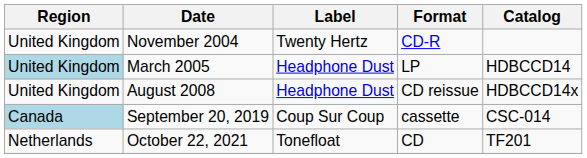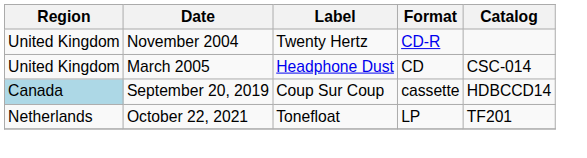(64, 66) lightblue background -> (64, 66) no background
(411, 66) LP -> (412, 66) CD
(528, 66) HDBCCD14 -> (499, 66) CSC-014
- row: (171, 91)
(518, 116) CSC-014 -> (509, 91) HDBCCD14
(412, 141) CD -> (411, 116) LP
